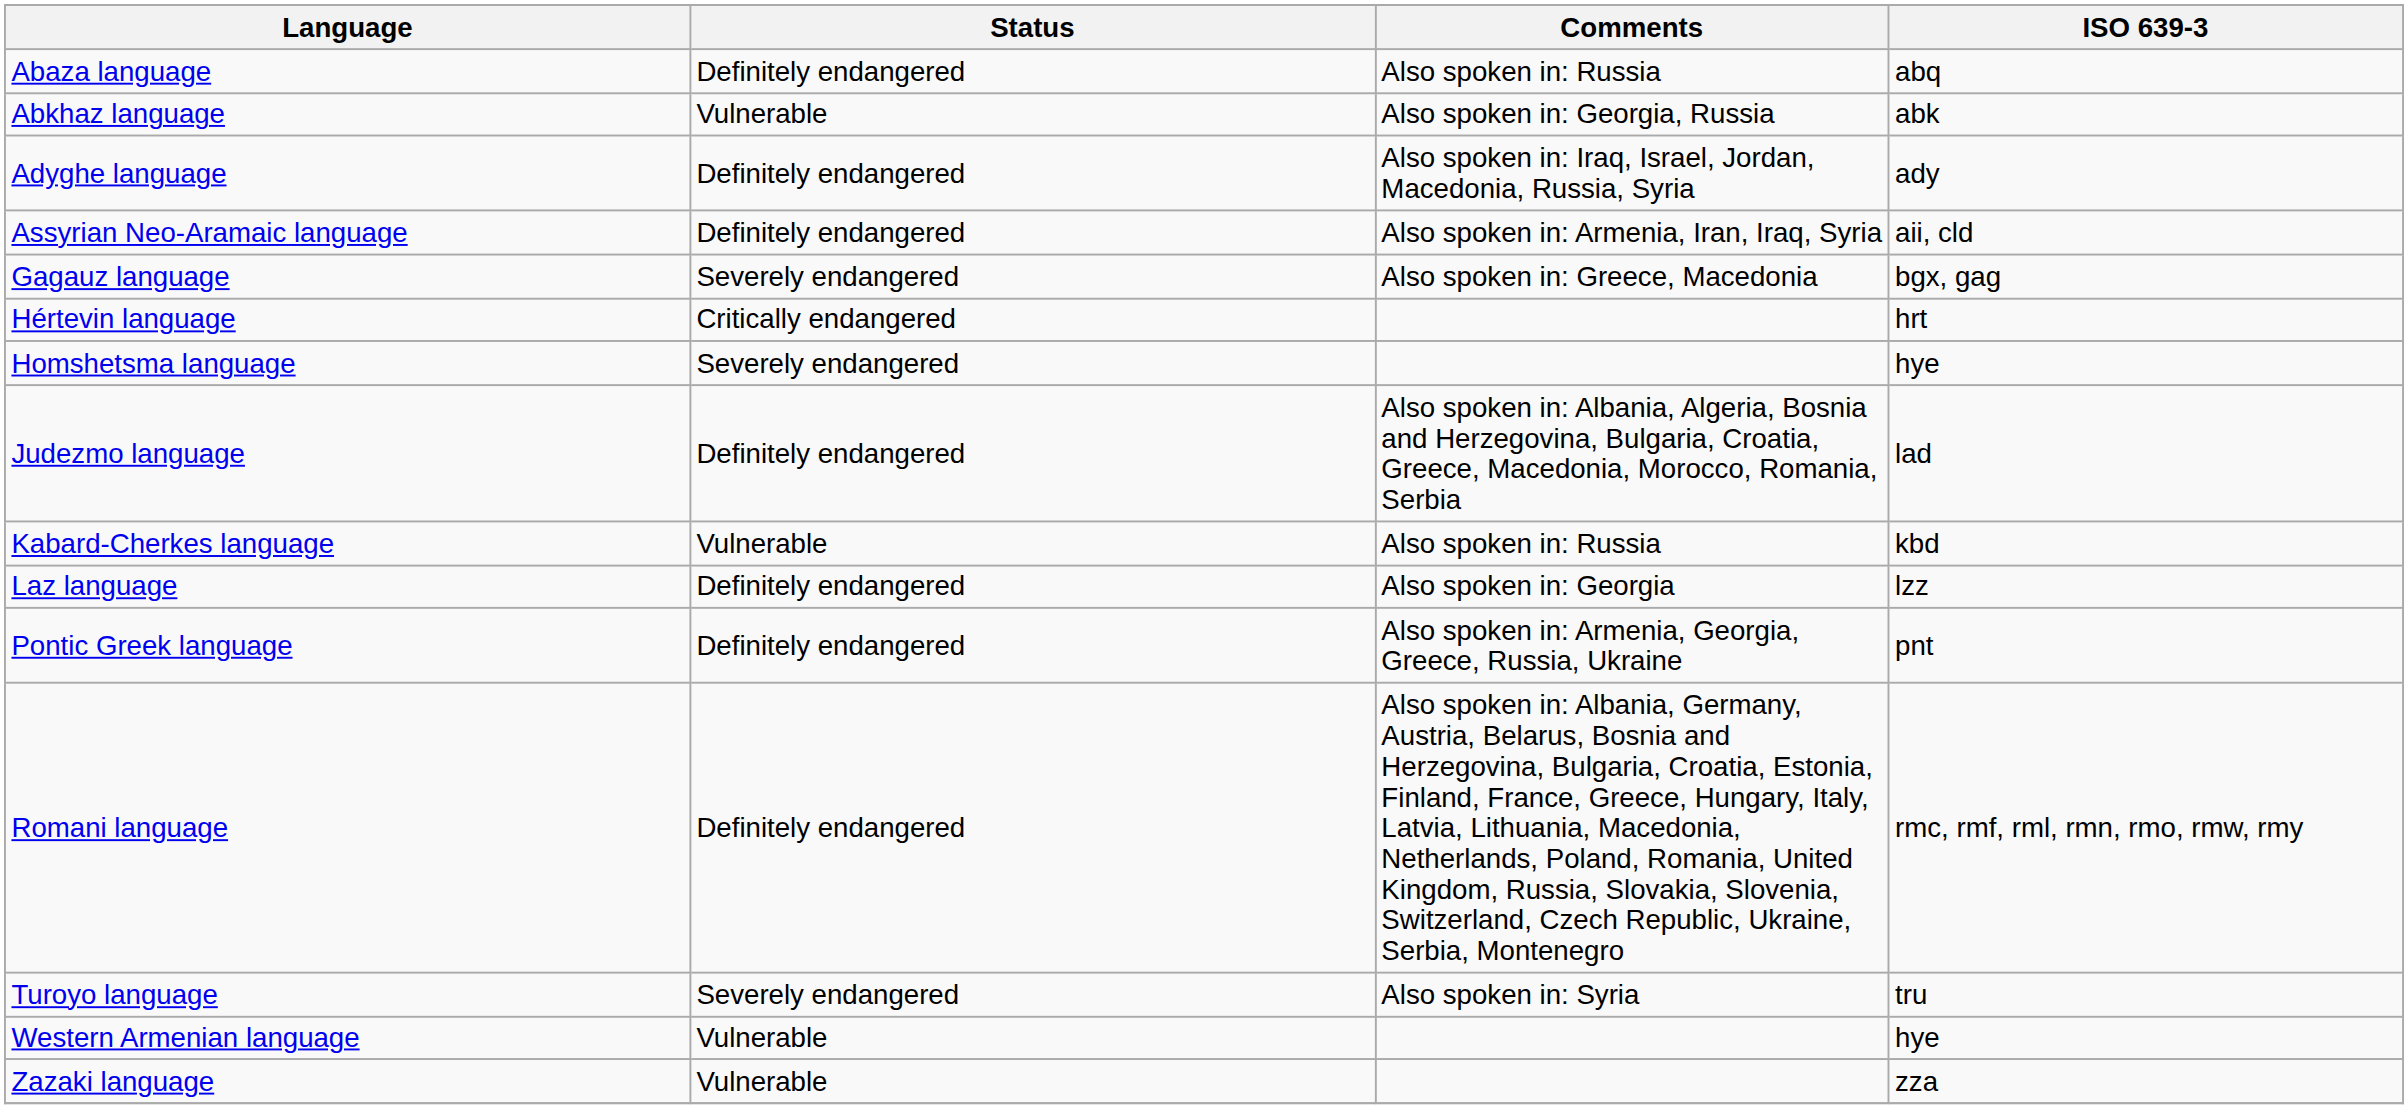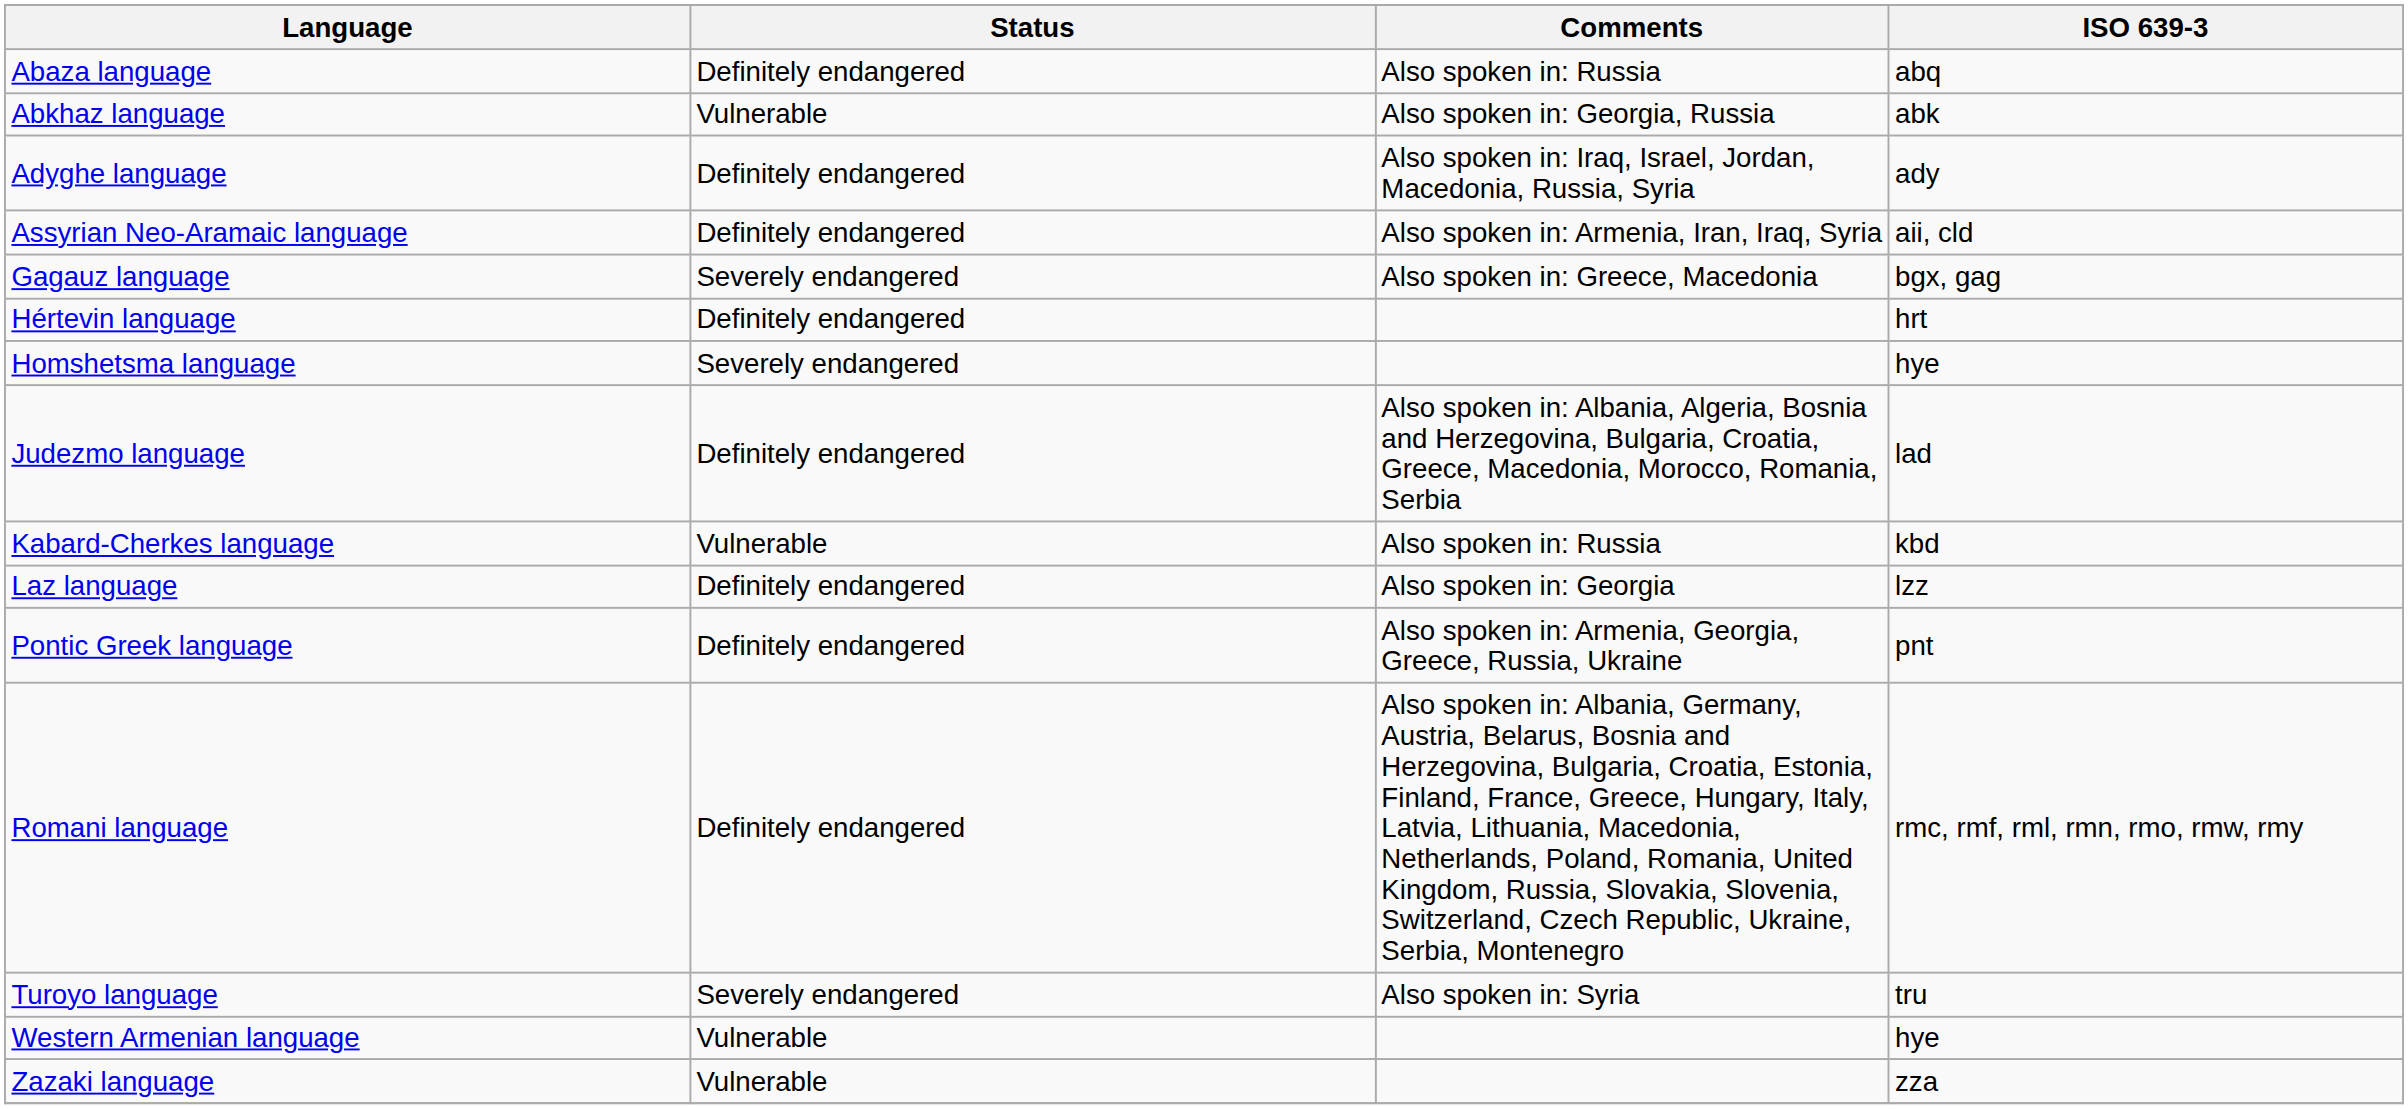(826, 320) Critically endangered -> (831, 320) Definitely endangered
